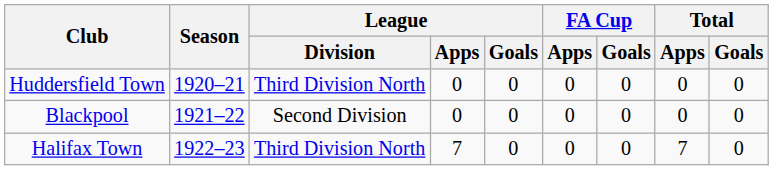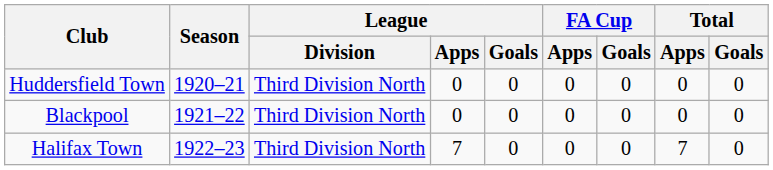(340, 116) Second Division -> (340, 116) Third Division North
